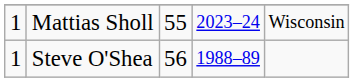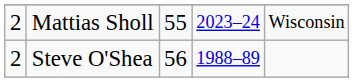(16, 22) 1 -> (16, 22) 2
(16, 58) 1 -> (16, 58) 2
